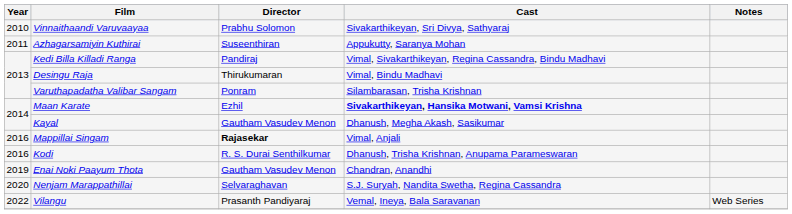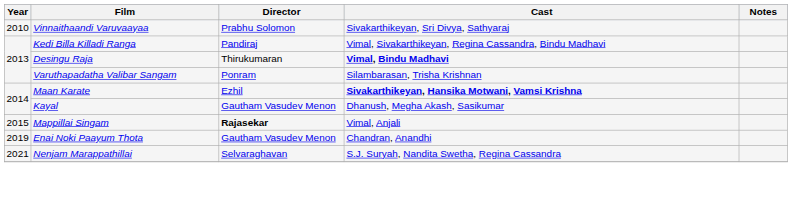- row: (87, 43)
(394, 75) normal -> (398, 59) bold
(18, 138) 2016 -> (18, 122) 2015
- row: (43, 153)
(18, 185) 2020 -> (18, 153) 2021
- row: (50, 201)
